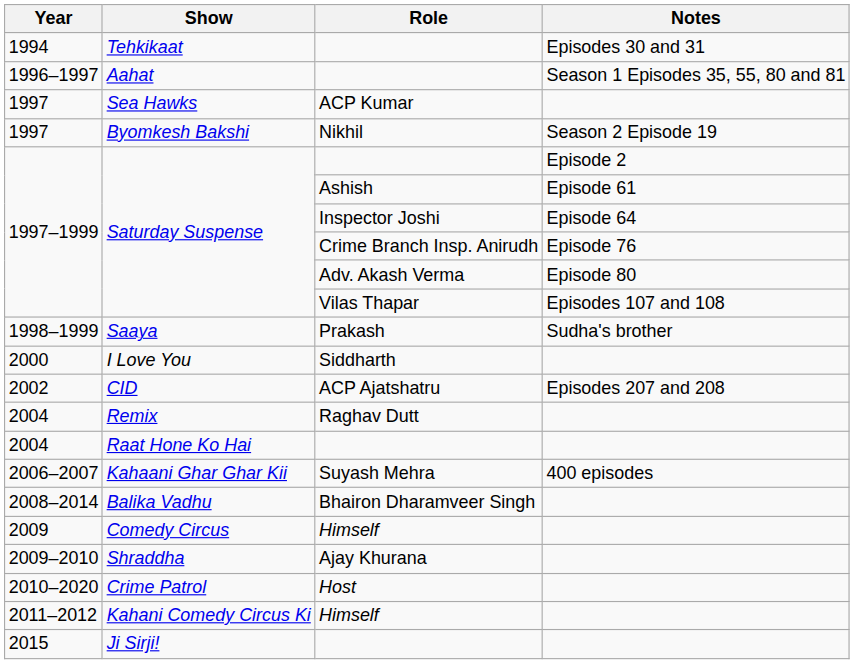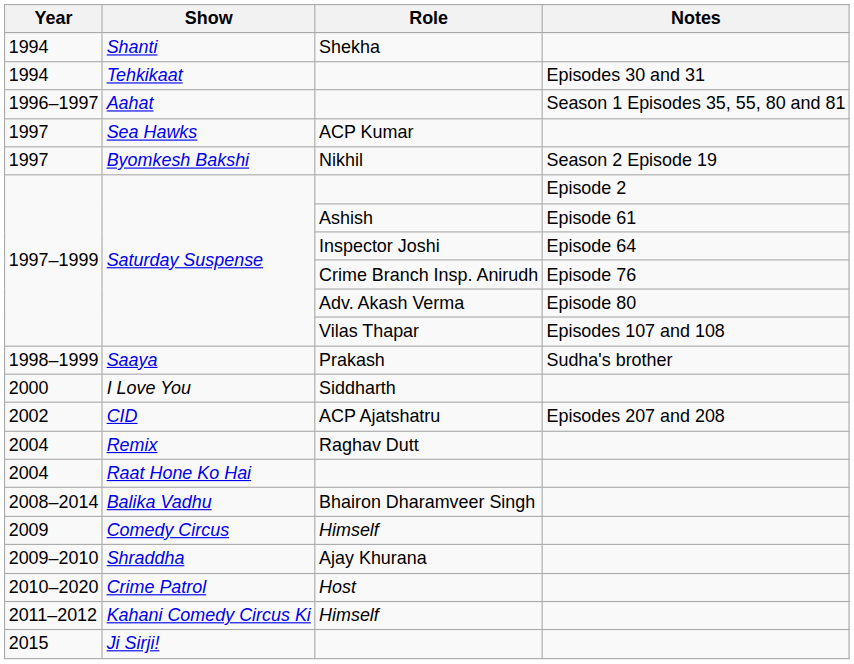+ row: (132, 47)
- row: (197, 473)
